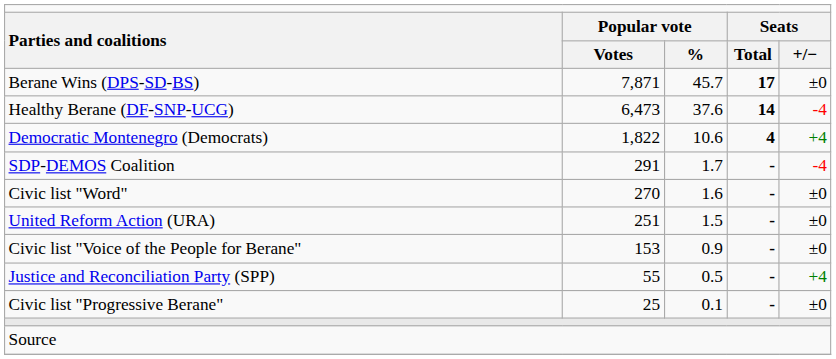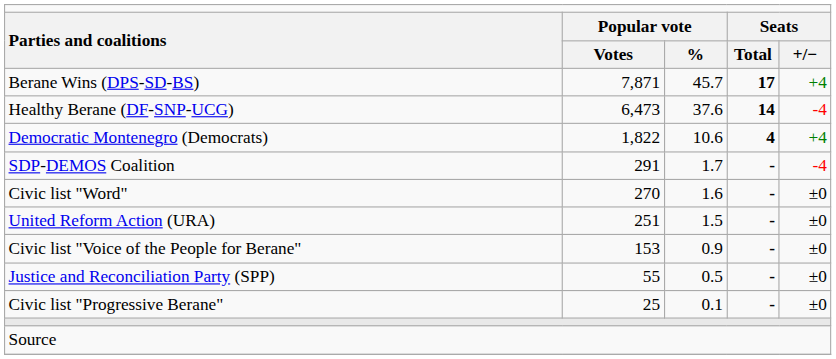(818, 81) ±0 -> (818, 81) +4
(818, 276) +4 -> (818, 276) ±0
